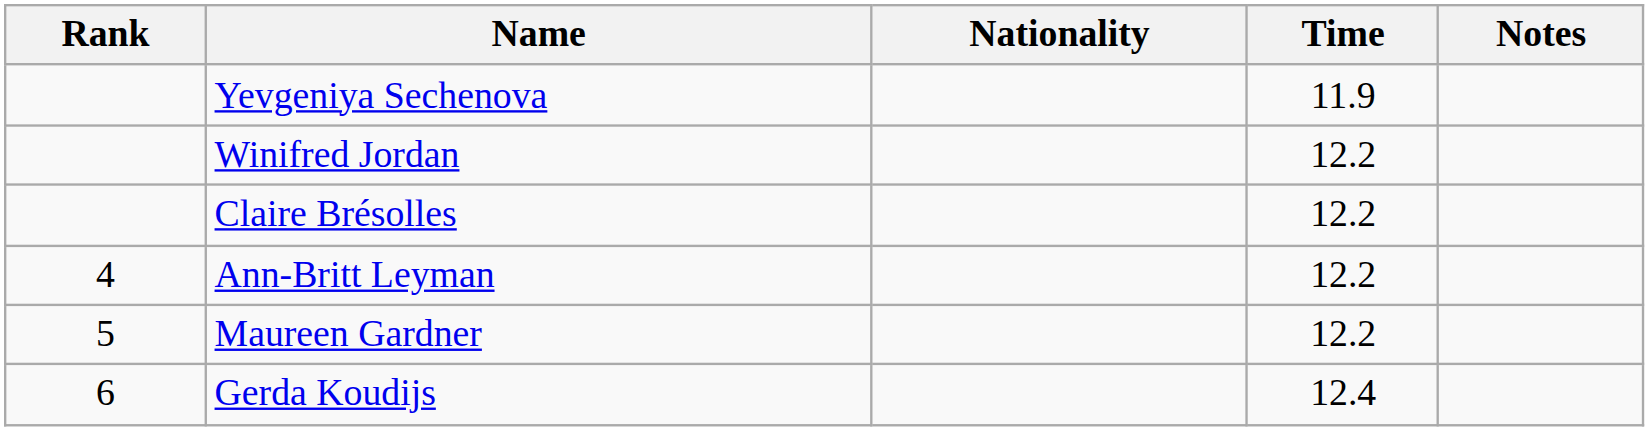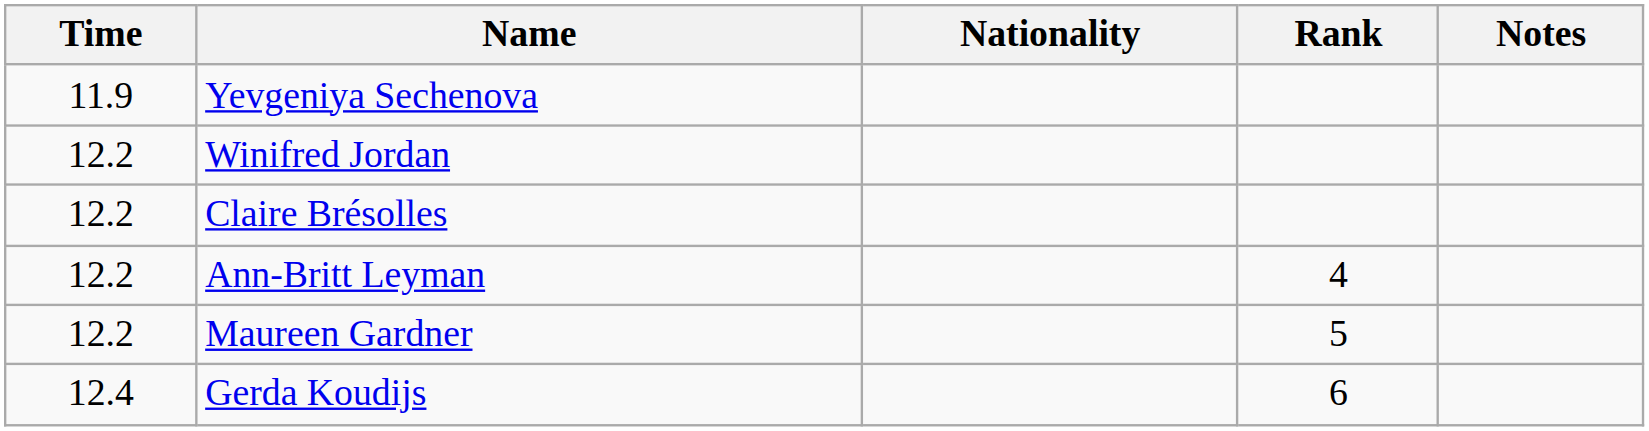columns swapped: (105, 34) <-> (1343, 34)
